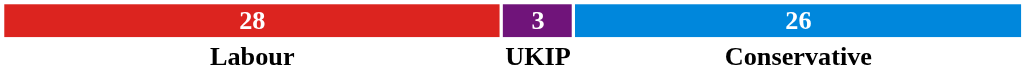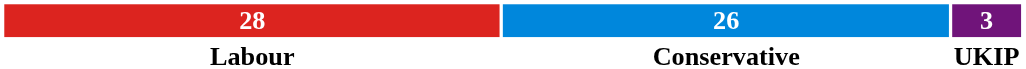columns swapped: (798, 20) <-> (538, 20)
